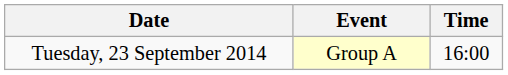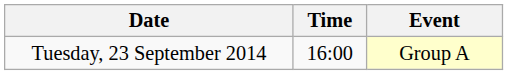columns swapped: (466, 20) <-> (362, 20)
